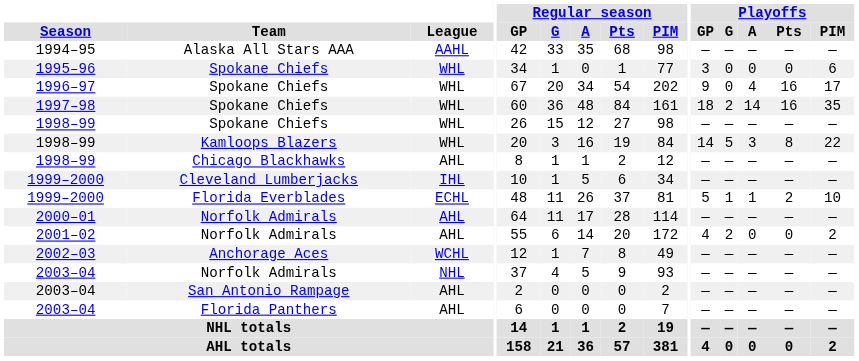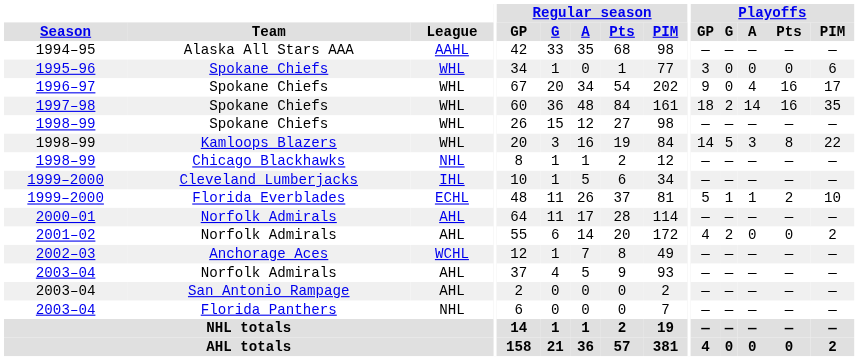(452, 162) AHL -> (452, 162) NHL
(452, 273) NHL -> (452, 273) AHL
(452, 310) AHL -> (452, 310) NHL
